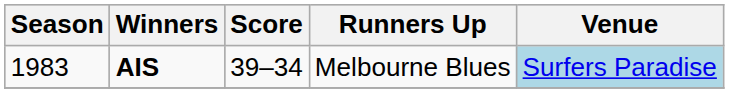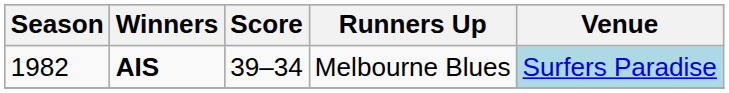(40, 66) 1983 -> (40, 66) 1982
